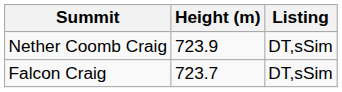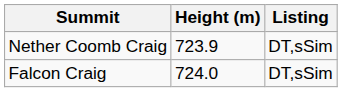(197, 73) 723.7 -> (197, 73) 724.0
